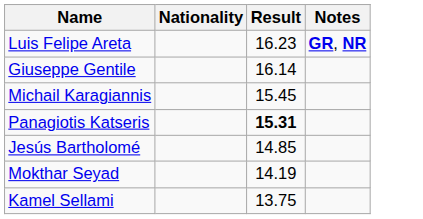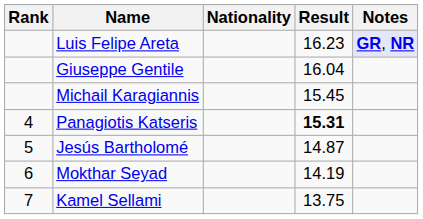+ column: (28, 17)
(337, 43) no background -> (385, 43) lavender background
(276, 69) 16.14 -> (324, 69) 16.04
(276, 148) 14.85 -> (324, 148) 14.87
